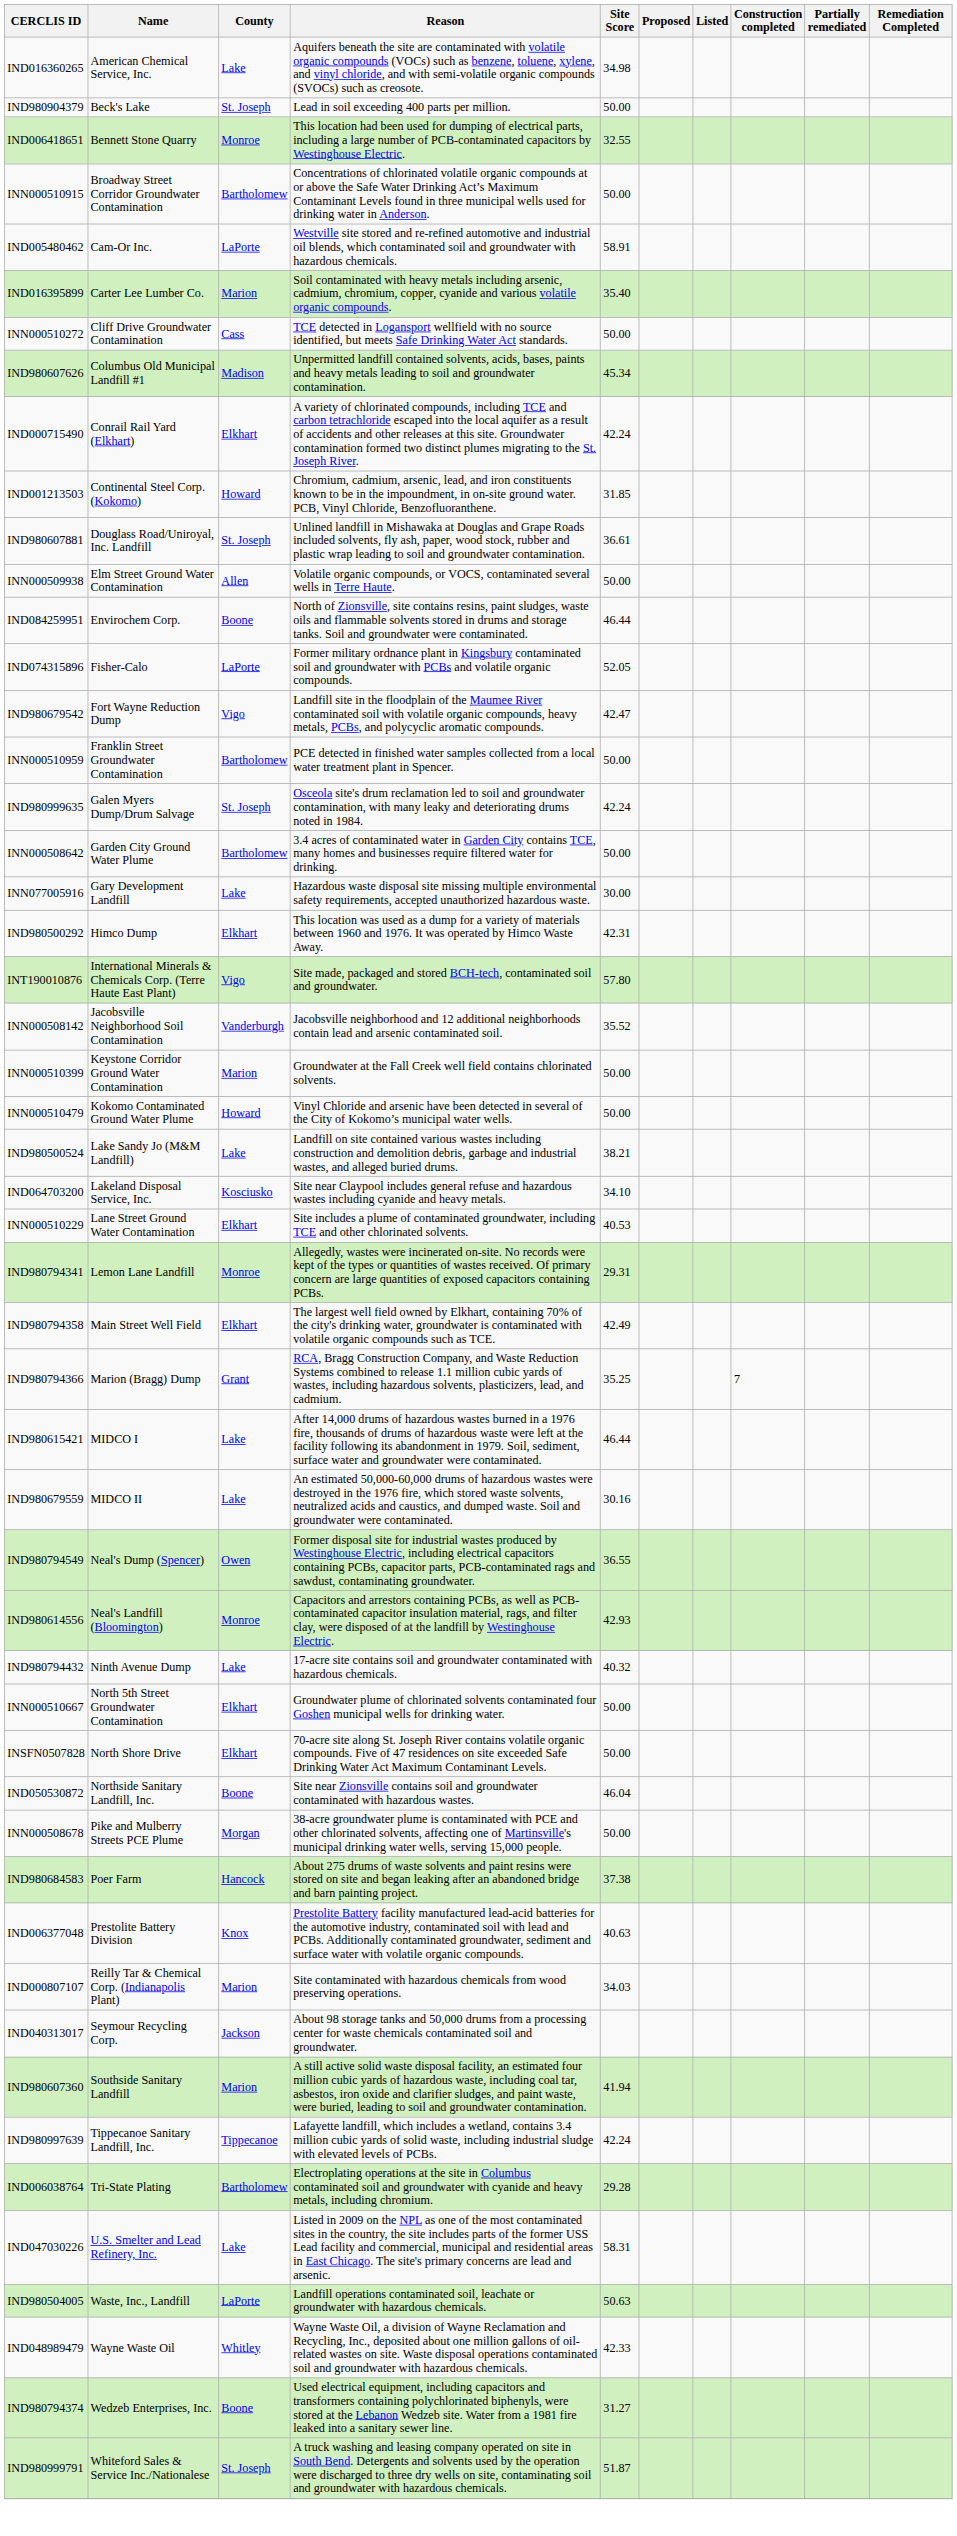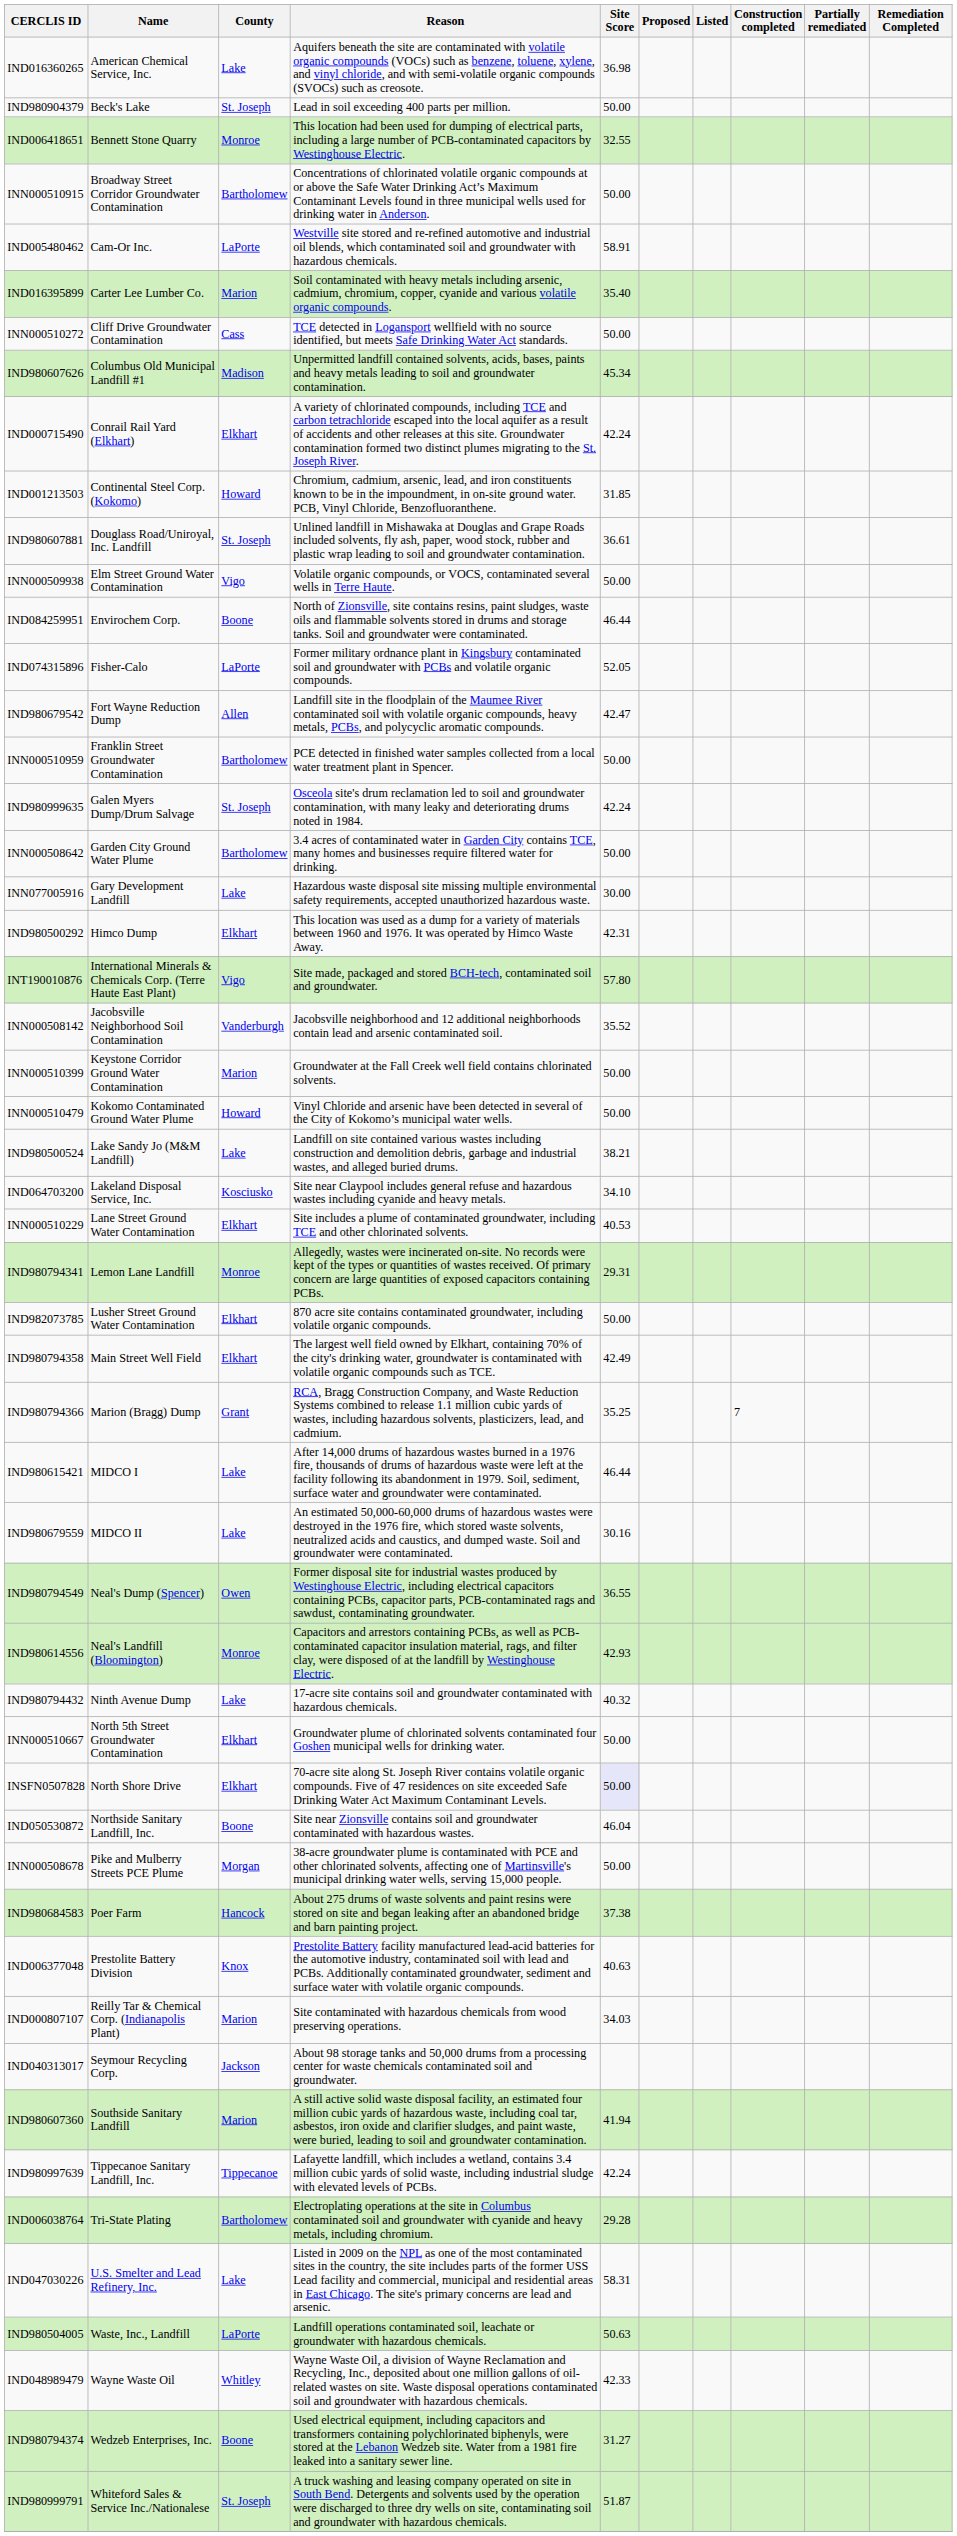(617, 67) 34.98 -> (617, 67) 36.98
(235, 580) Allen -> (233, 580) Vigo
(233, 713) Vigo -> (235, 713) Allen
+ row: (45, 1318)
(617, 1753) no background -> (617, 1786) lavender background
